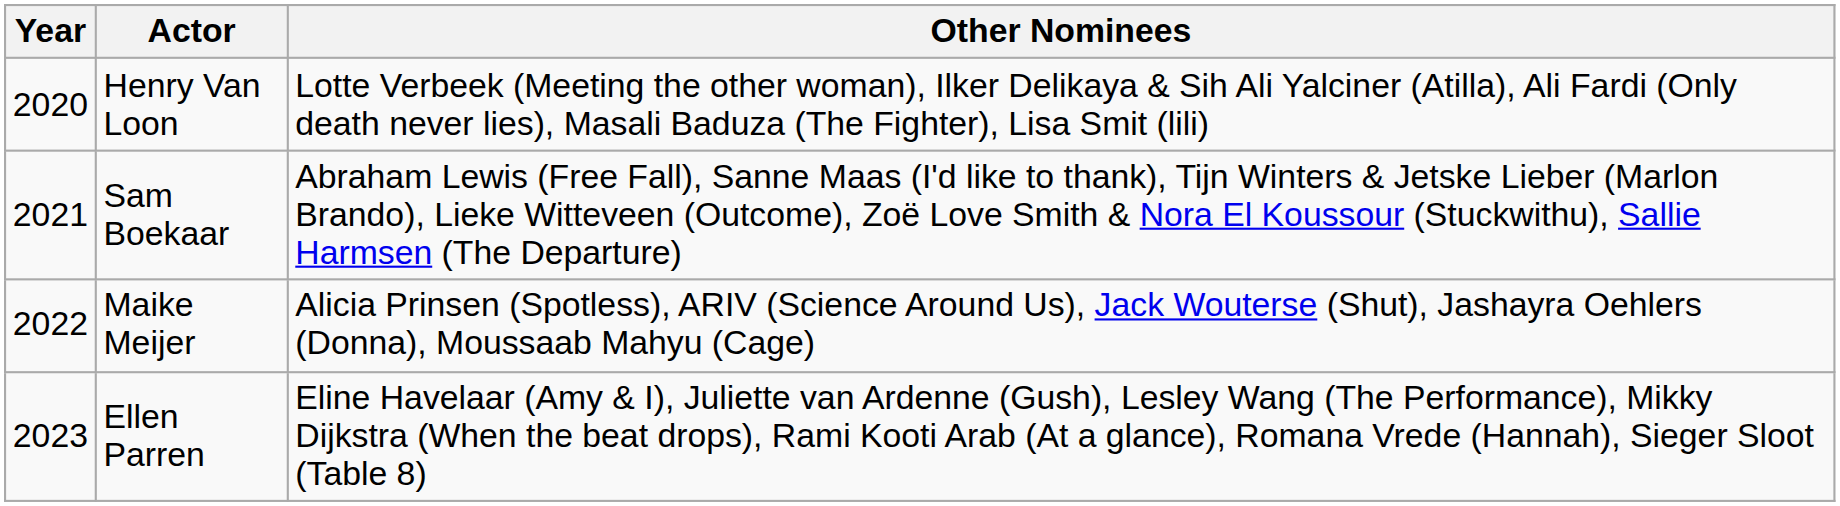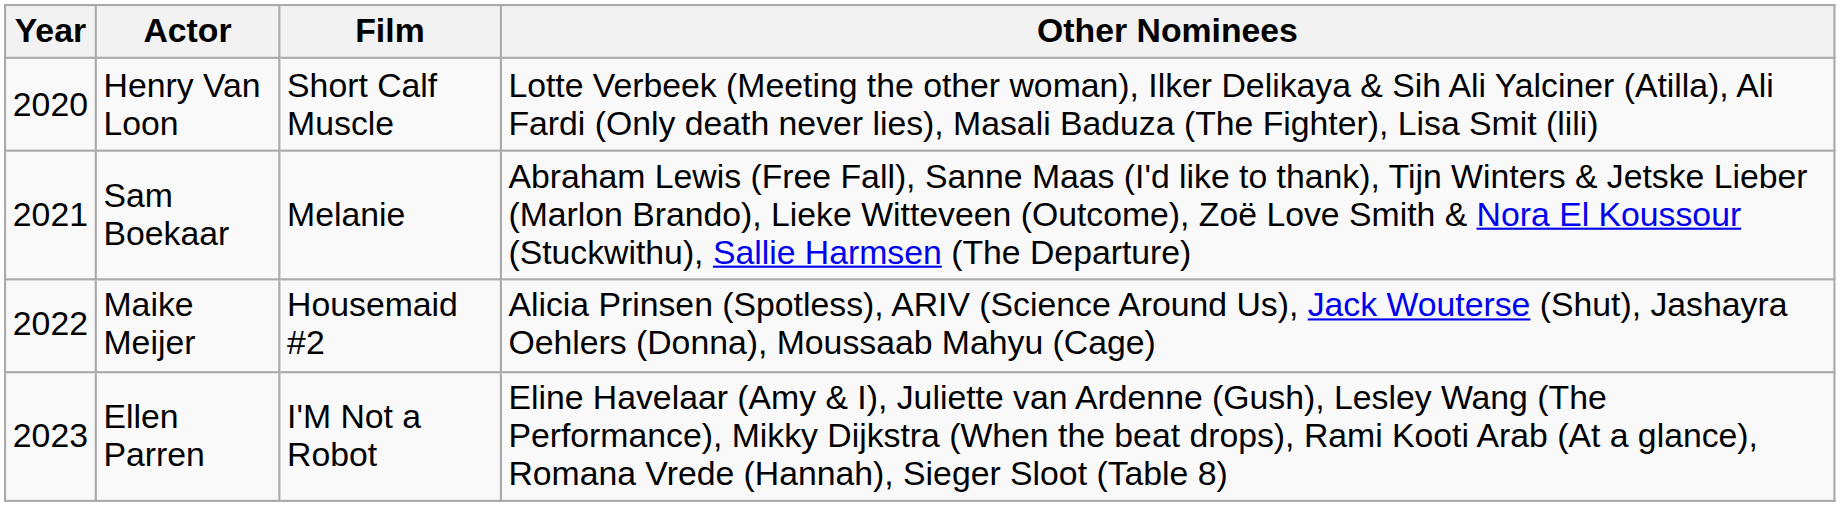+ column: (390, 31)
